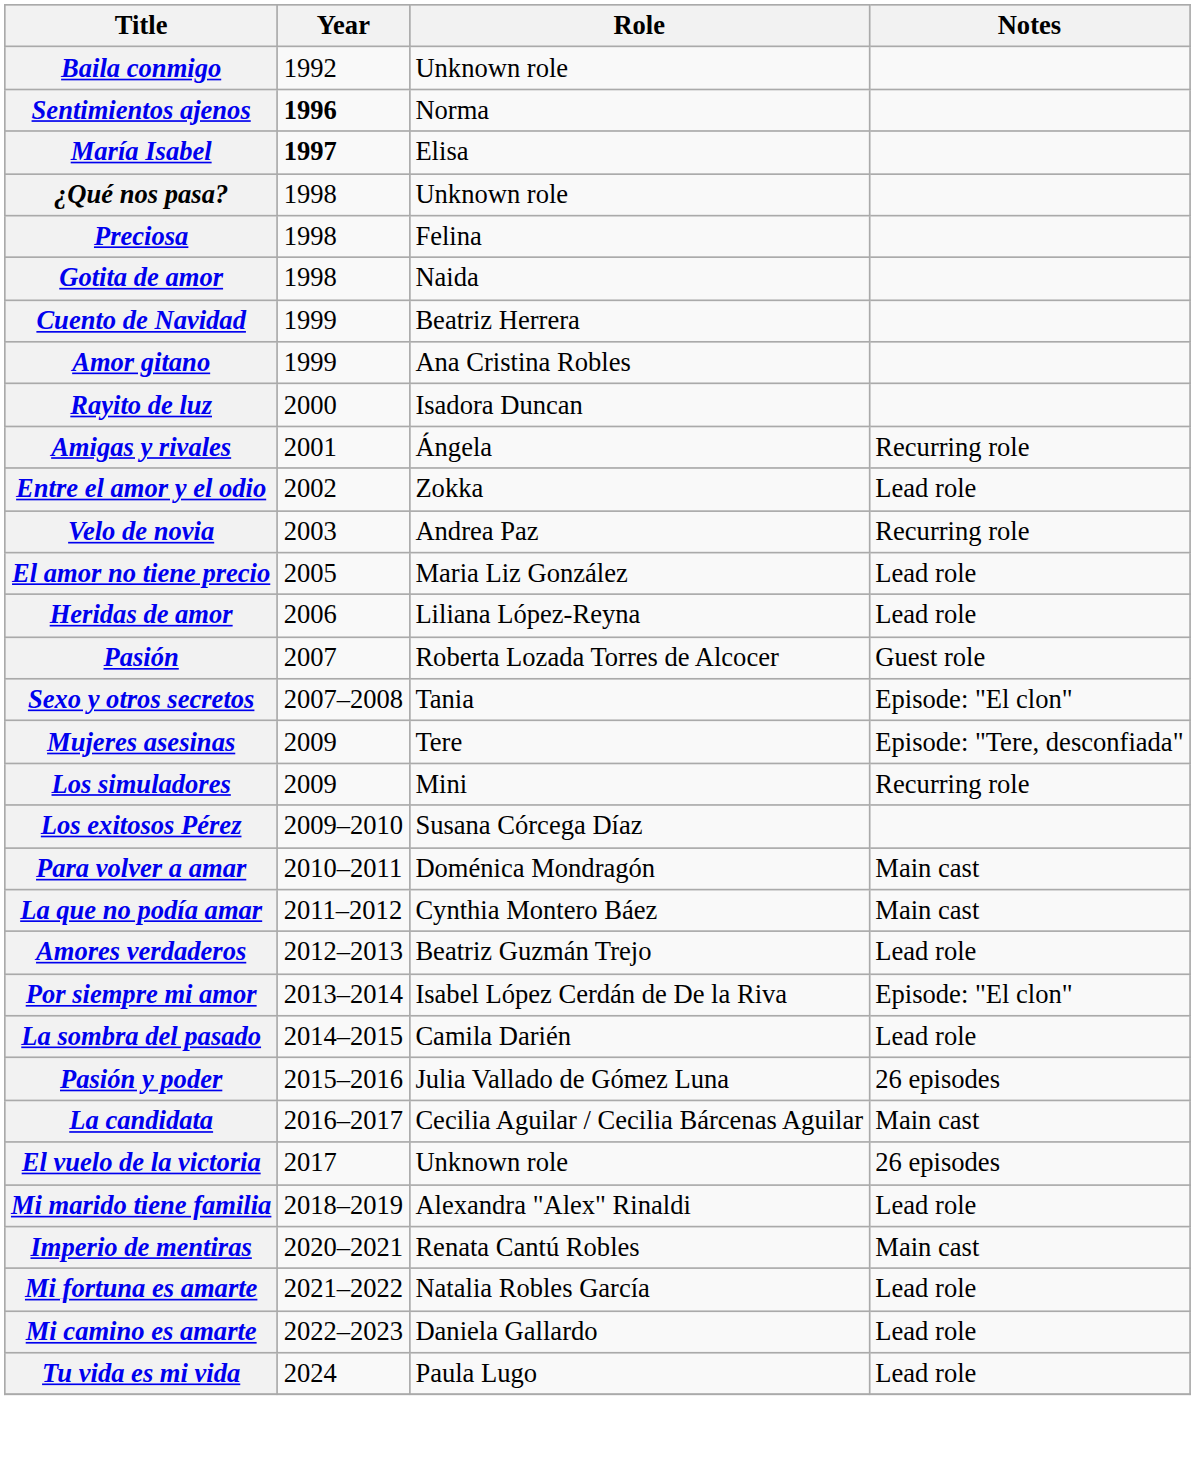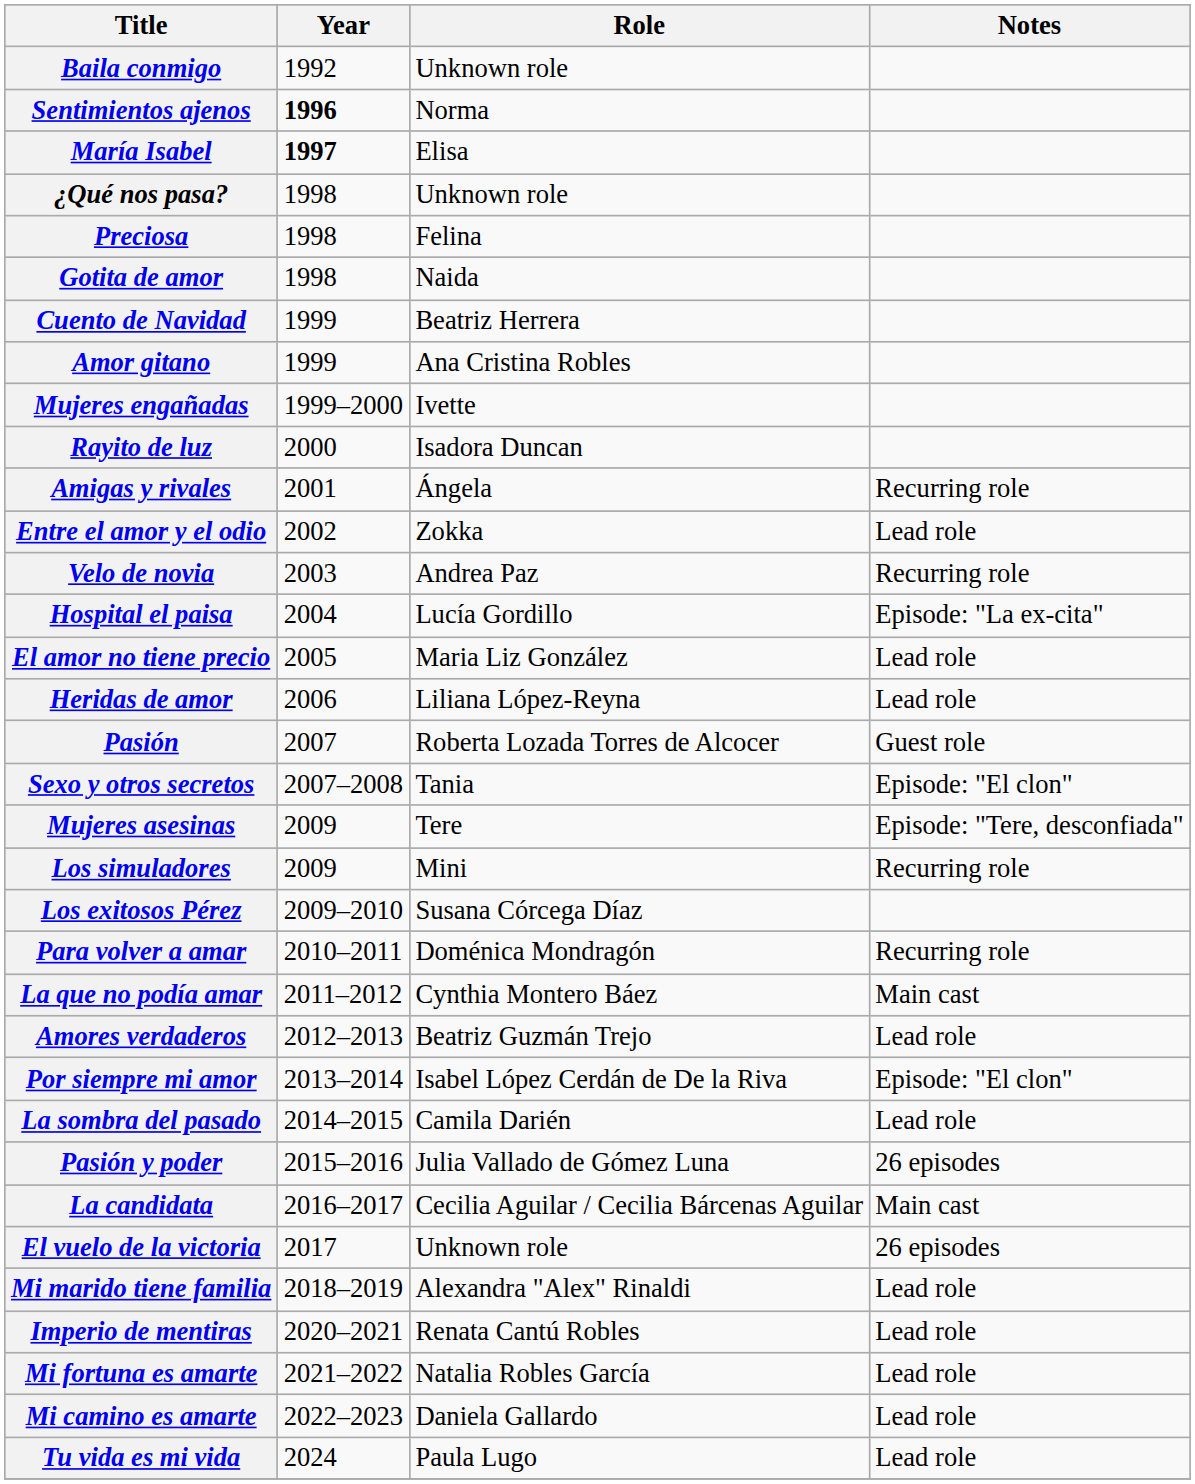+ row: (141, 404)
+ row: (141, 615)
(927, 868) Main cast -> (952, 952) Recurring role
(927, 1247) Main cast -> (926, 1331) Lead role
